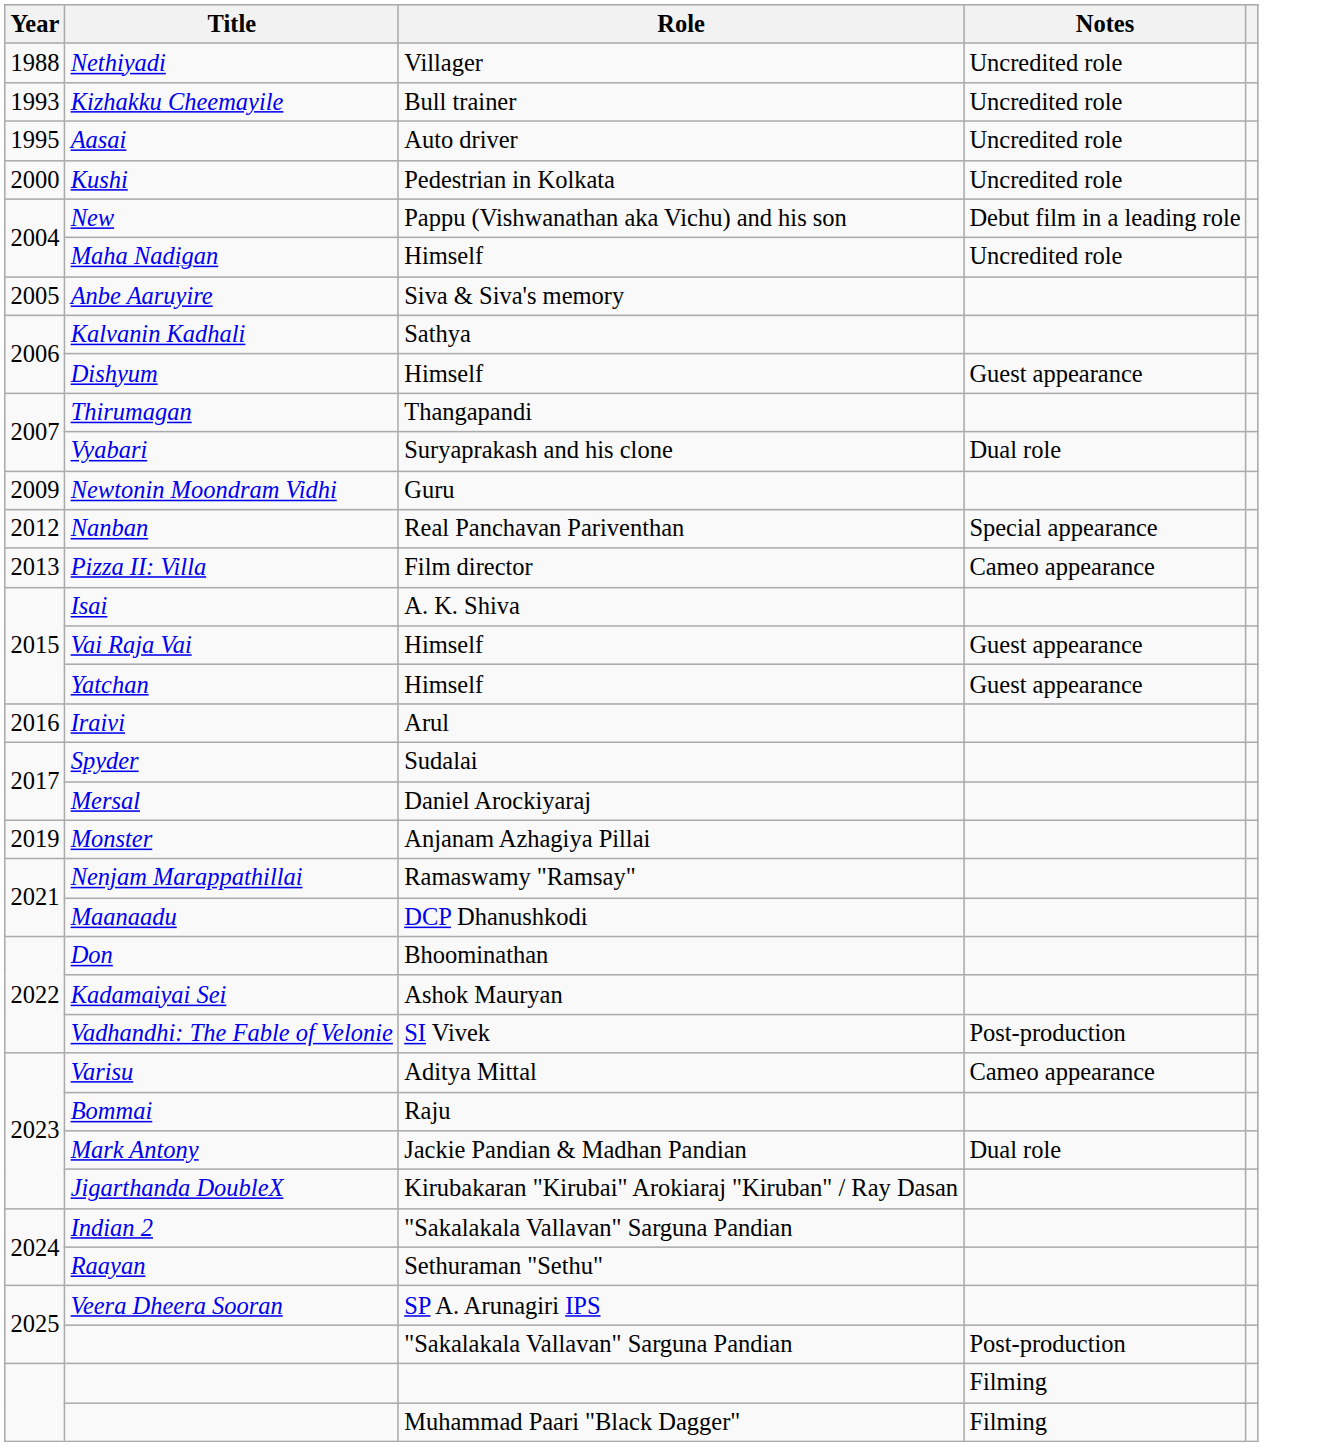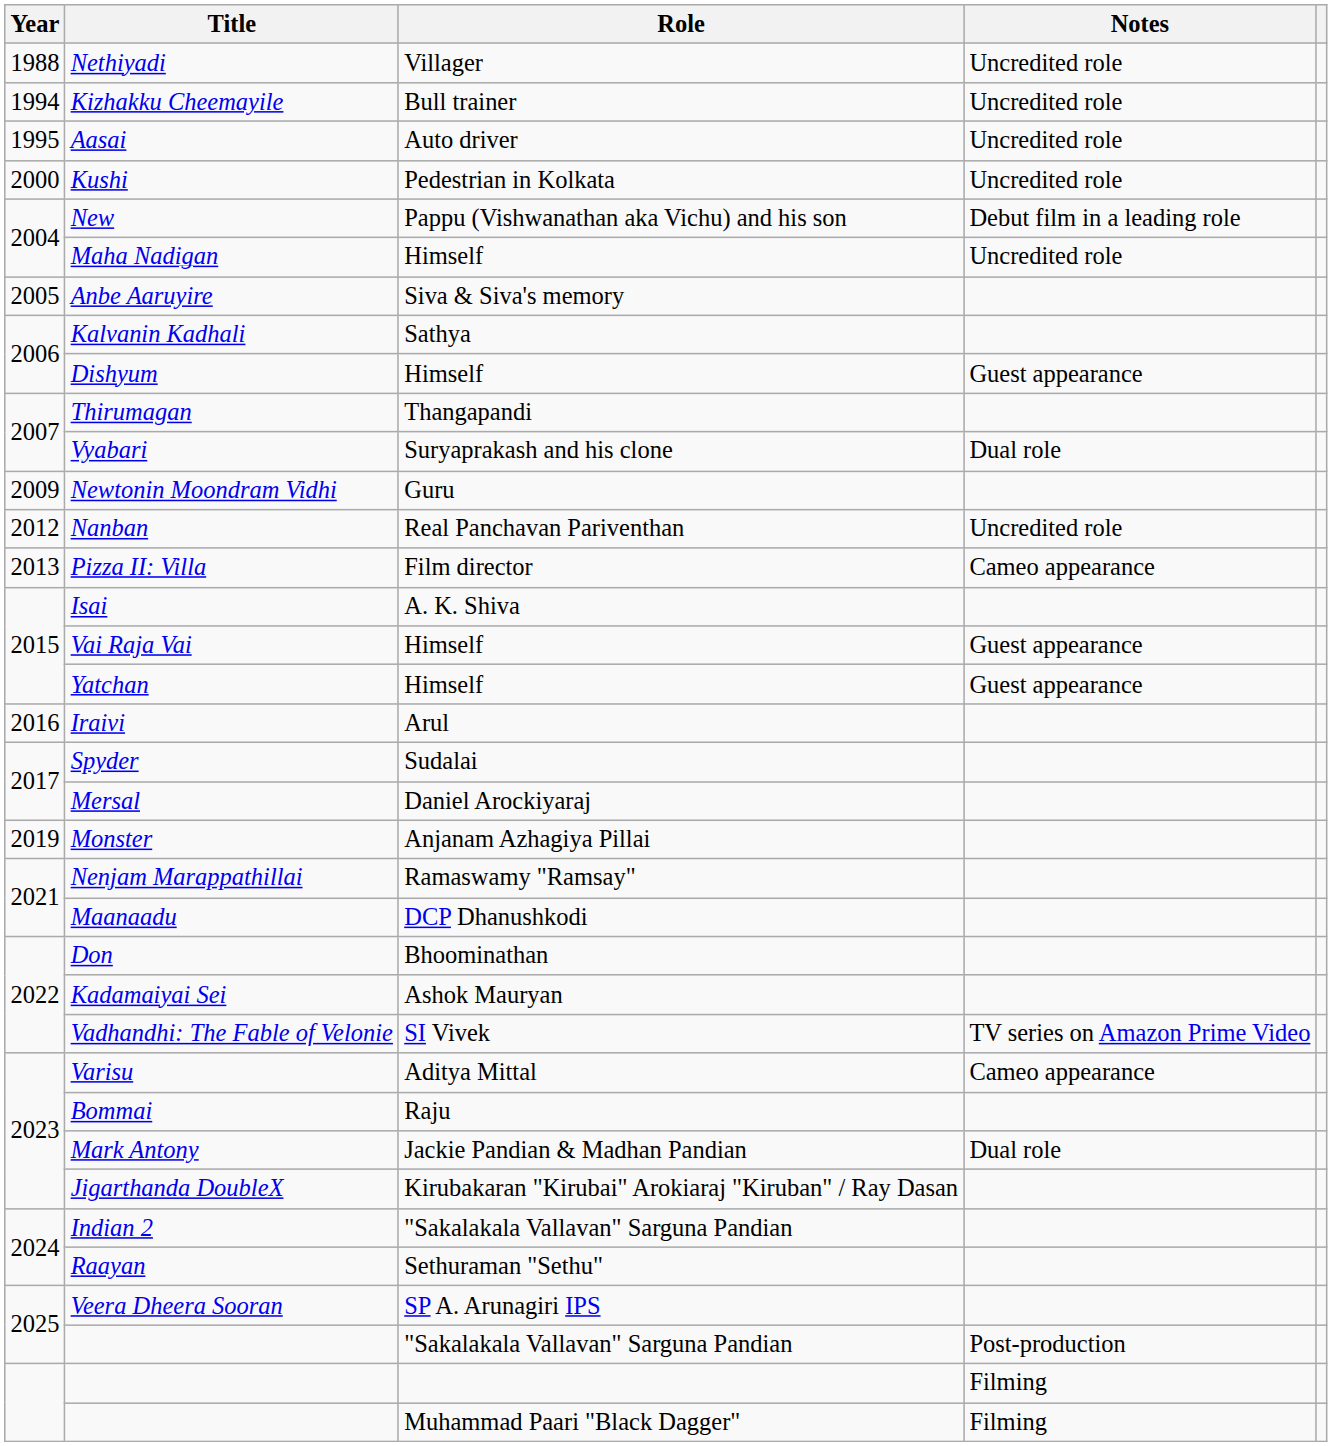(35, 101) 1993 -> (35, 101) 1994
(1064, 528) Special appearance -> (1046, 528) Uncredited role
(1048, 1033) Post-production -> (1140, 1033) TV series on Amazon Prime Video
